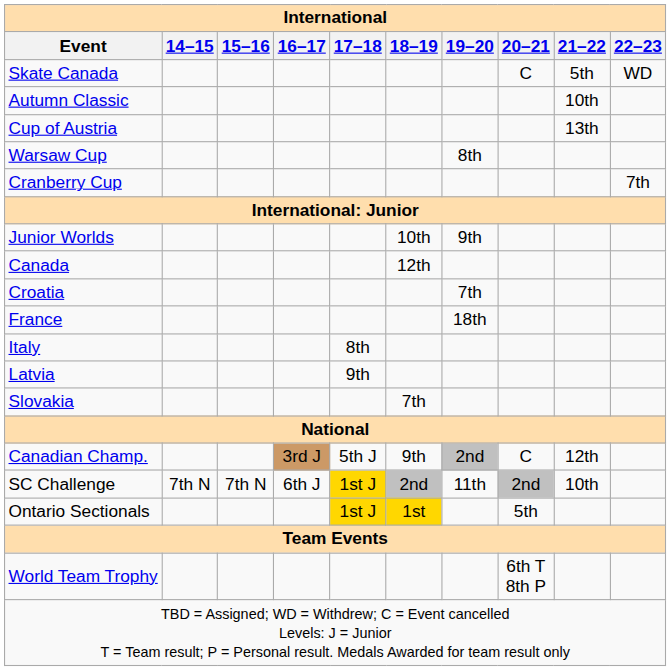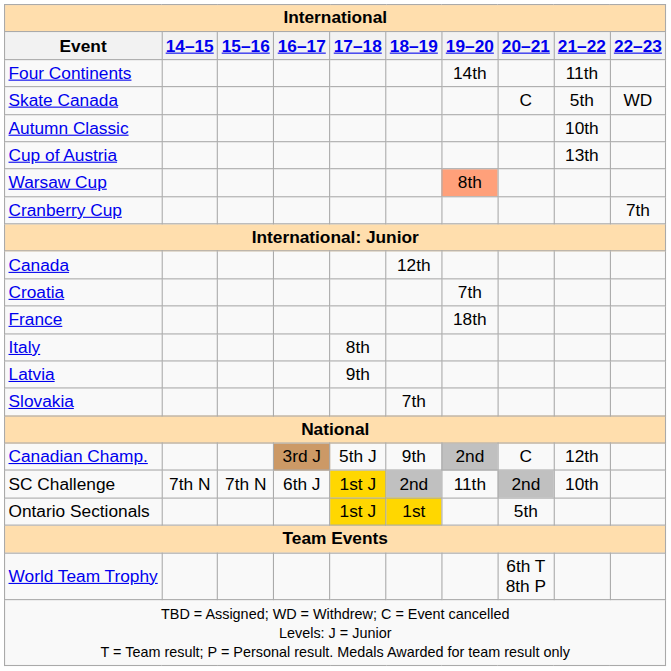+ row: (70, 73)
(470, 155) no background -> (470, 182) lightsalmon background
- row: (61, 237)
